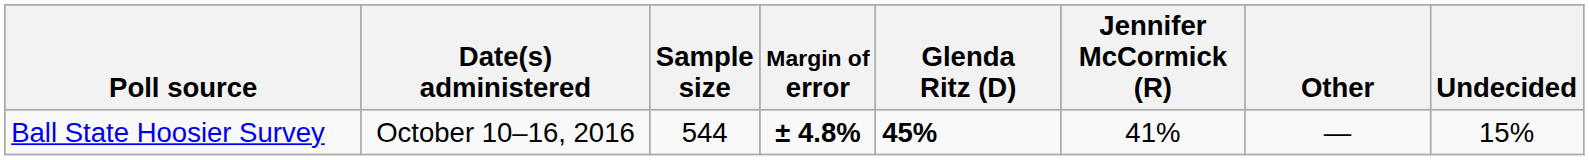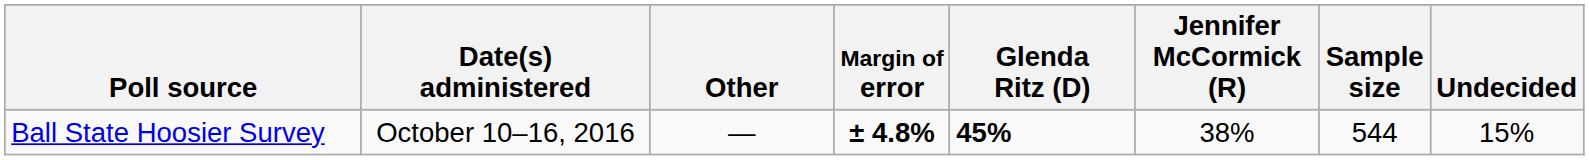columns swapped: (705, 72) <-> (1338, 88)
(1153, 131) 41% -> (1227, 131) 38%
